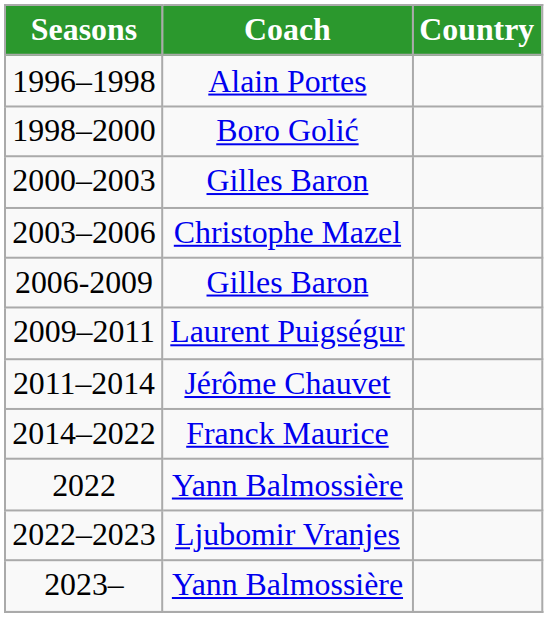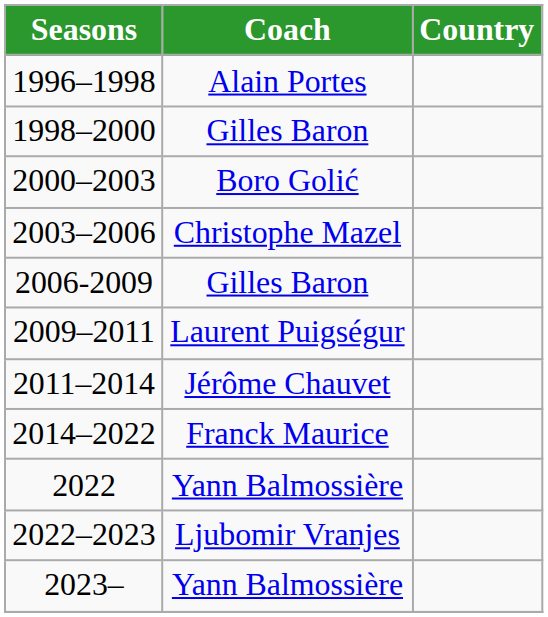(287, 130) Boro Golić -> (287, 130) Gilles Baron
(287, 181) Gilles Baron -> (287, 181) Boro Golić
